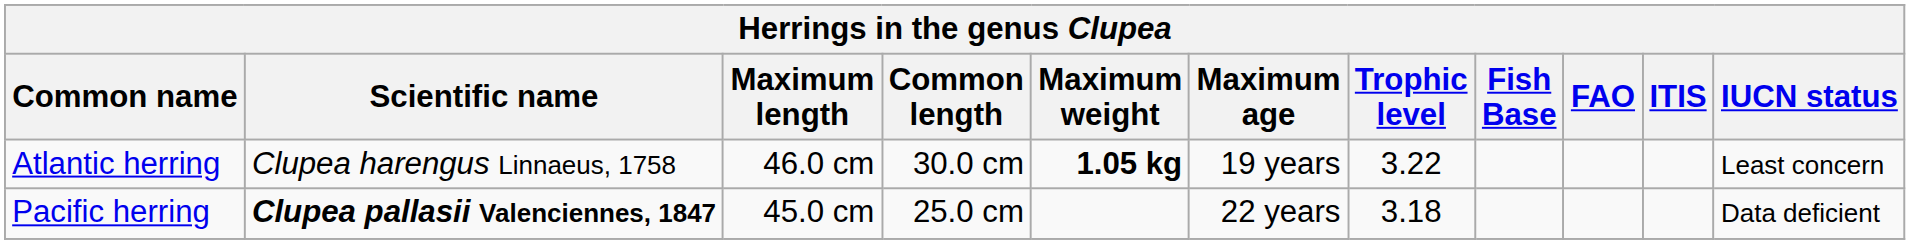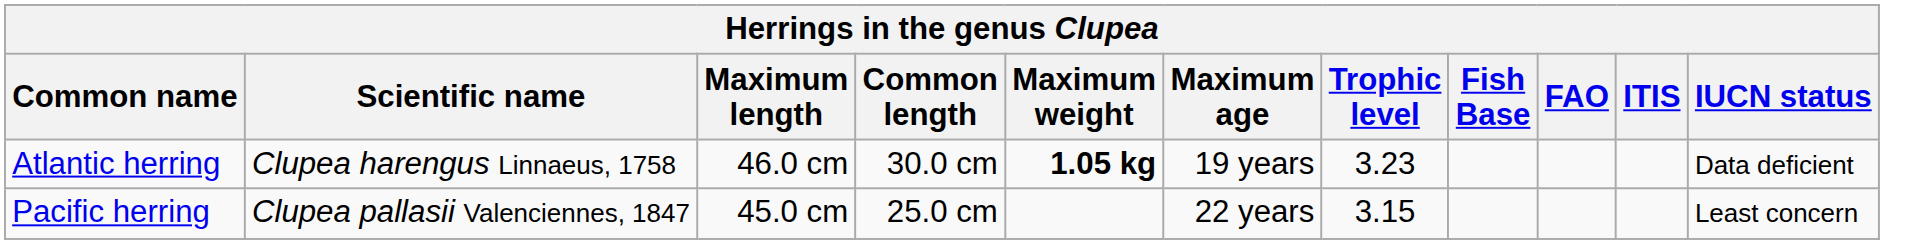(1411, 163) 3.22 -> (1385, 163) 3.23
(1803, 165) Least concern -> (1774, 165) Data deficient
(484, 212) bold -> (471, 212) normal
(1411, 212) 3.18 -> (1385, 212) 3.15
(1800, 214) Data deficient -> (1777, 214) Least concern
